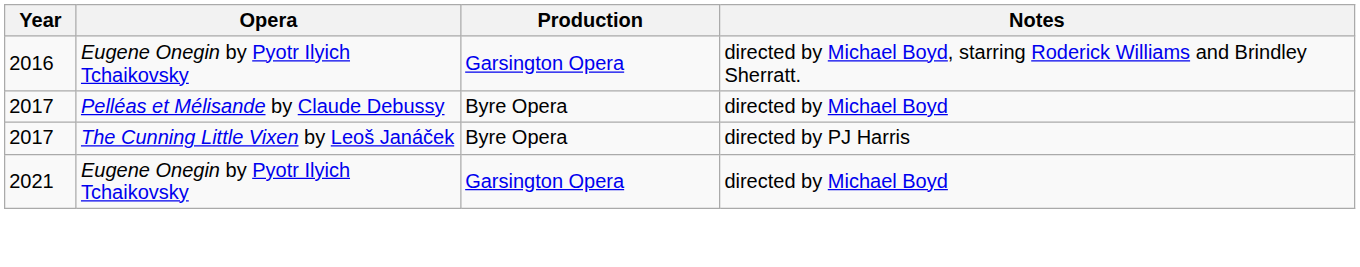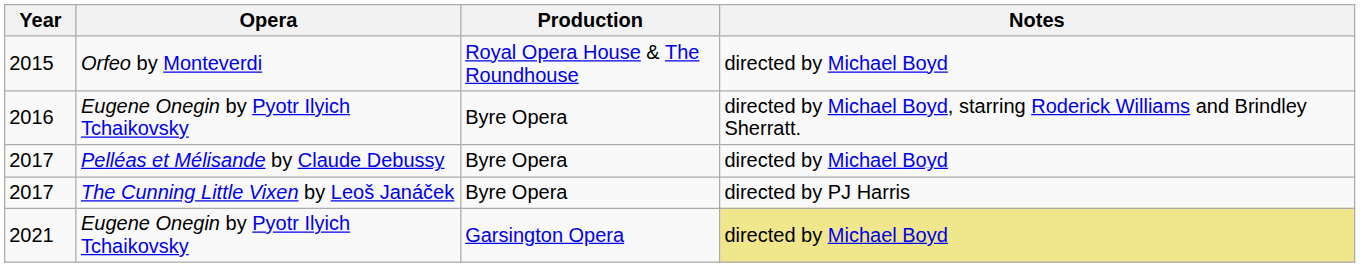+ row: (31, 63)
(545, 63) Garsington Opera -> (516, 117) Byre Opera
(836, 180) no background -> (836, 235) khaki background
